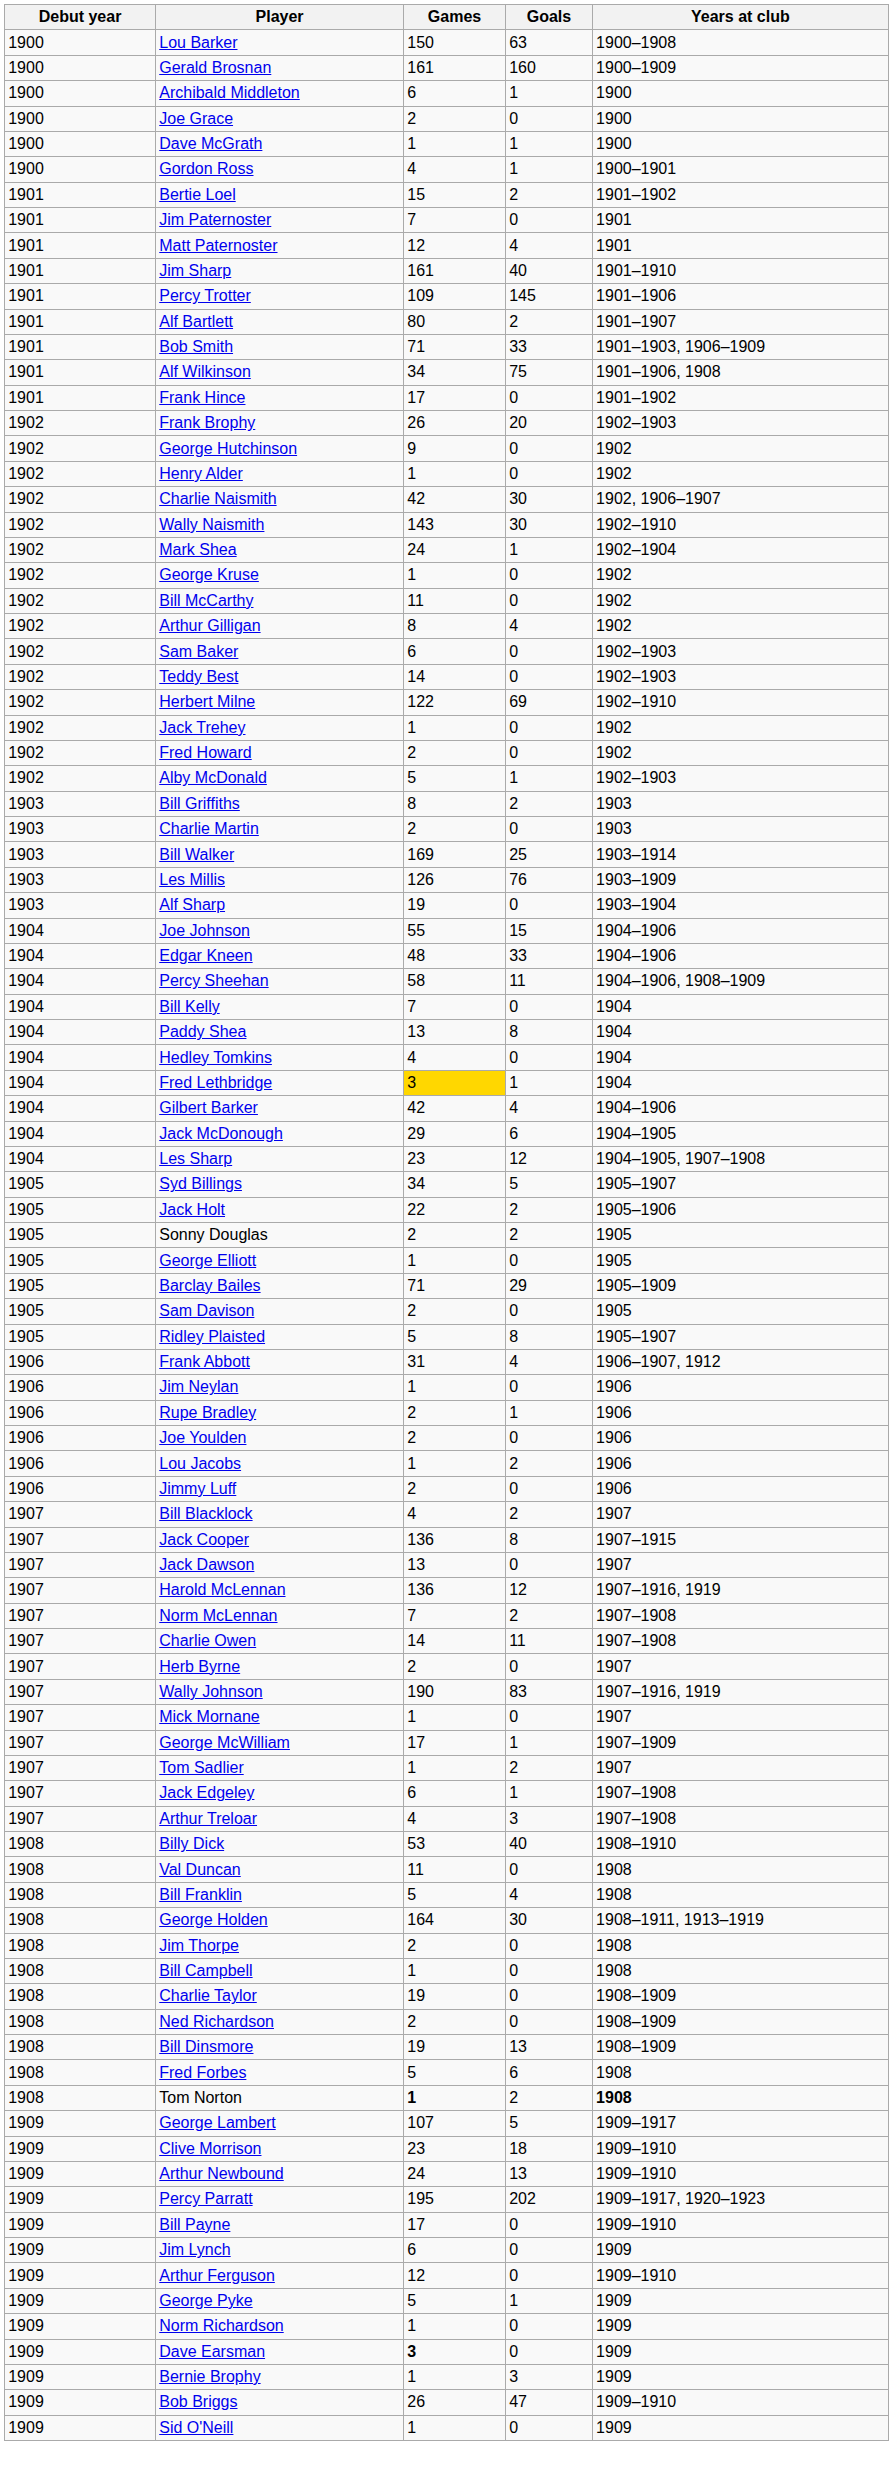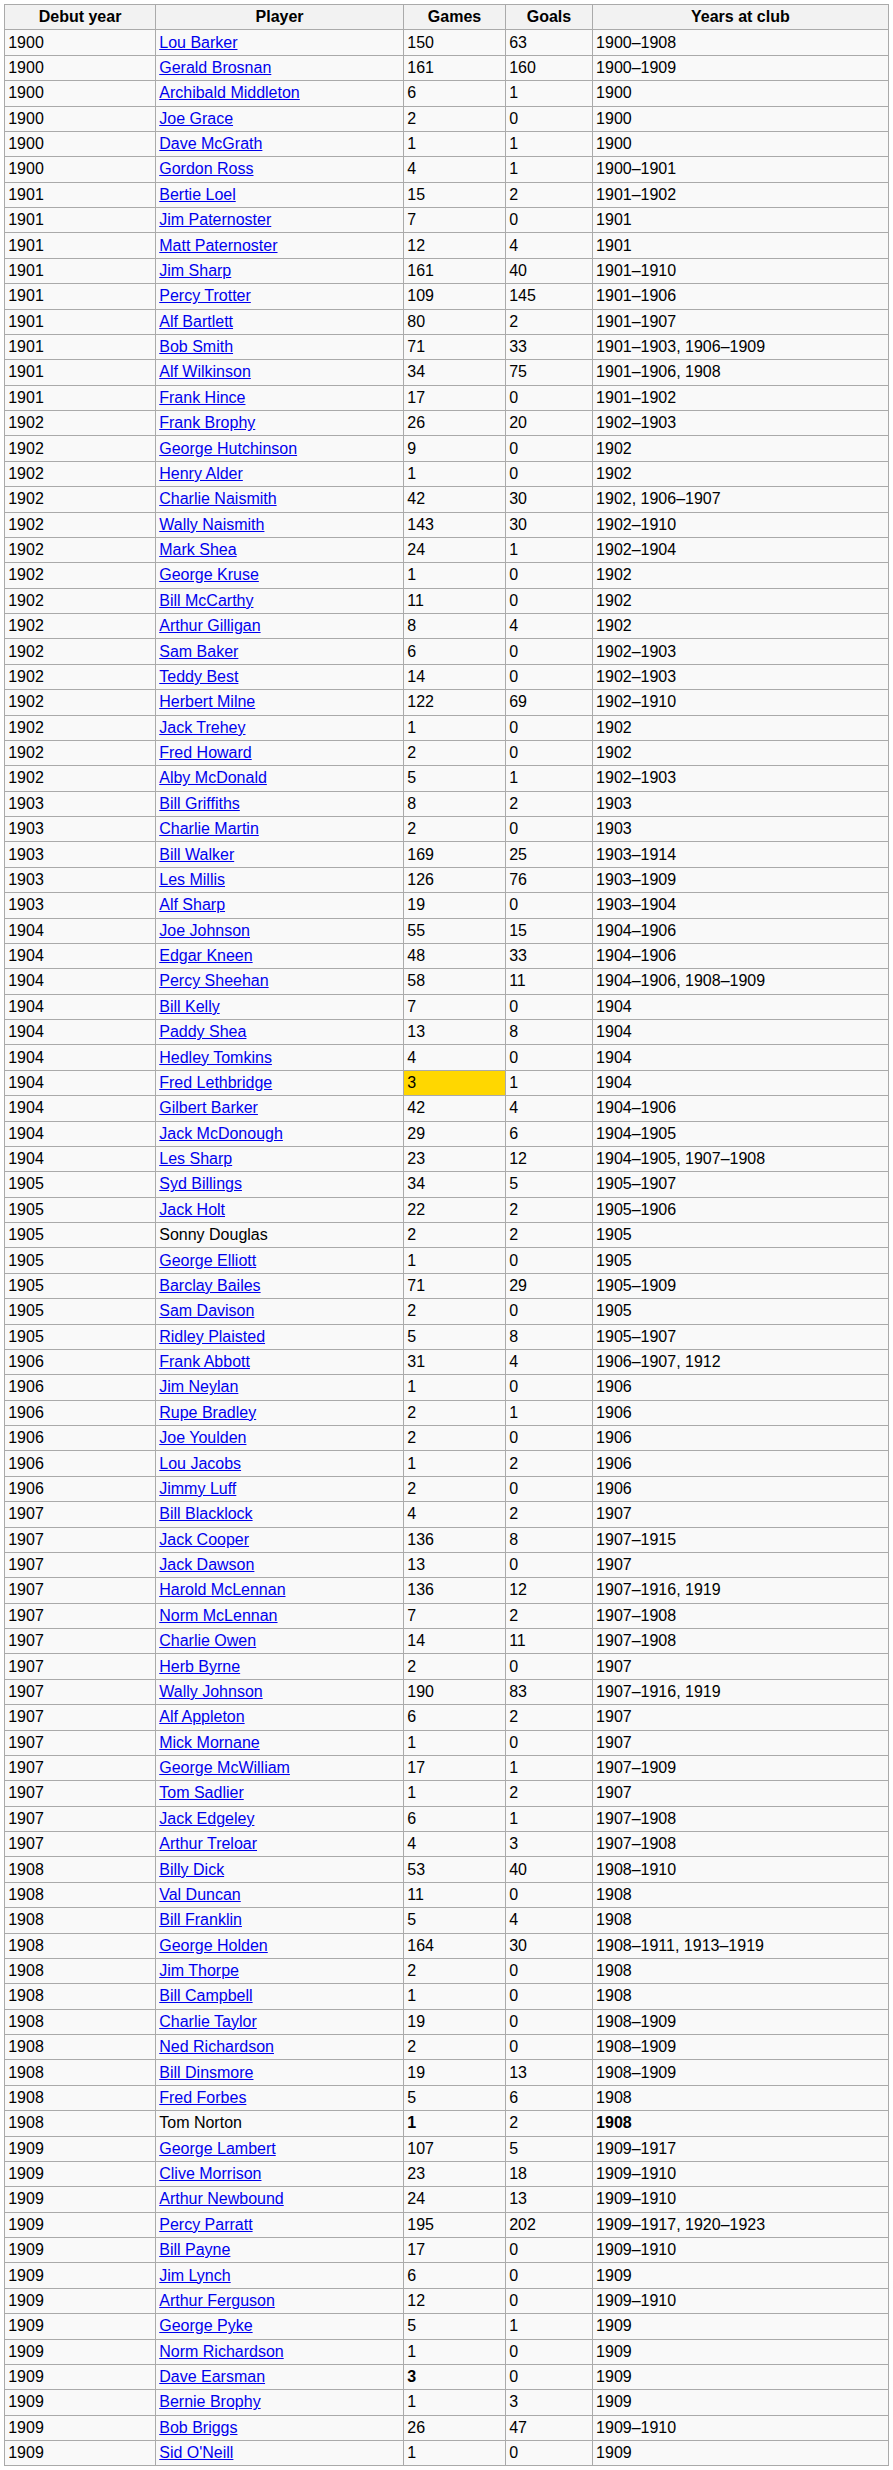+ row: (202, 1717)
